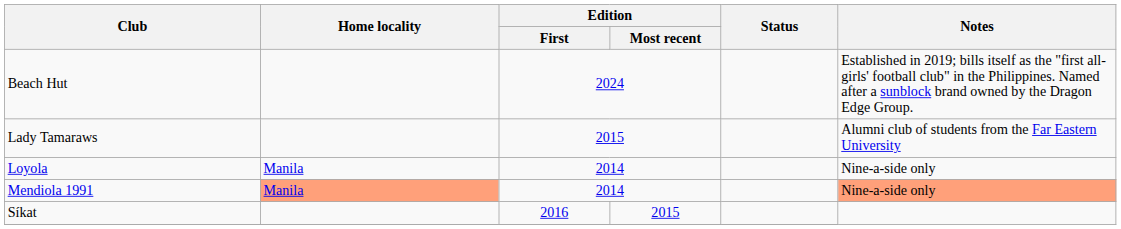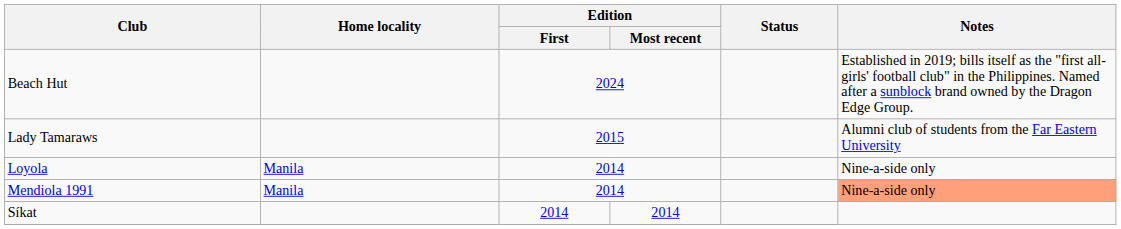(284, 190) lightsalmon background -> (284, 190) no background
(554, 213) 2016 -> (554, 213) 2014
(665, 213) 2015 -> (665, 213) 2014
